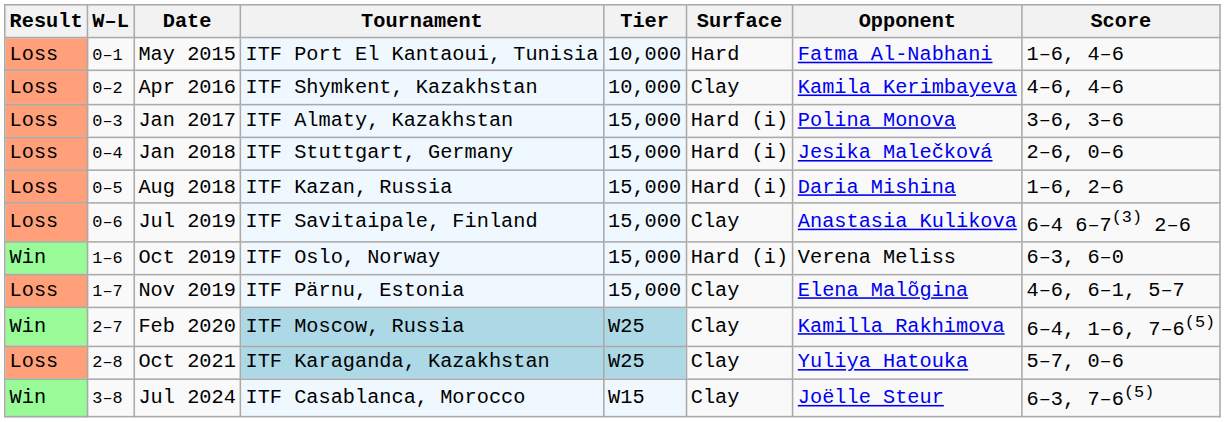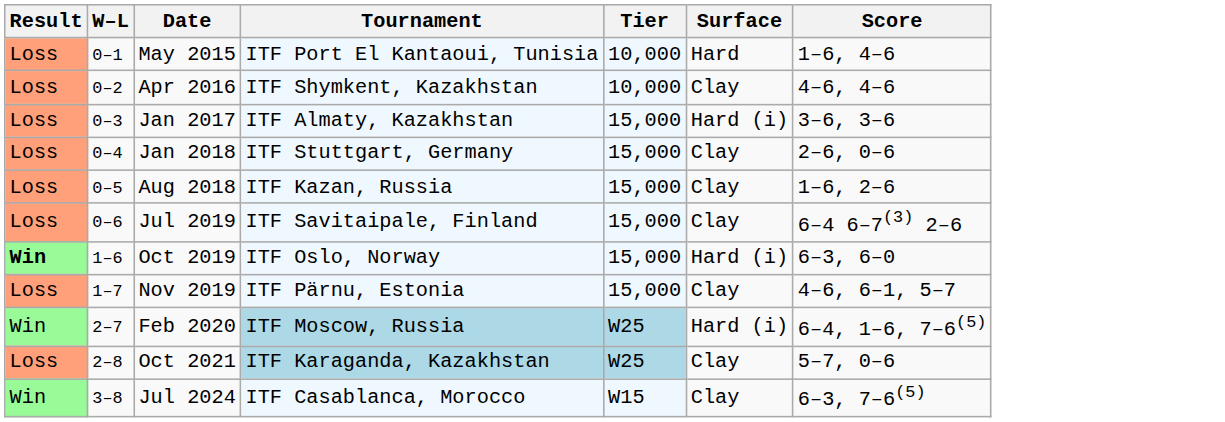- column: (907, 21)
(739, 154) Hard (i) -> (715, 154) Clay
(739, 187) Hard (i) -> (715, 187) Clay
(28, 258) normal -> (28, 258) bold
(715, 327) Clay -> (739, 327) Hard (i)
